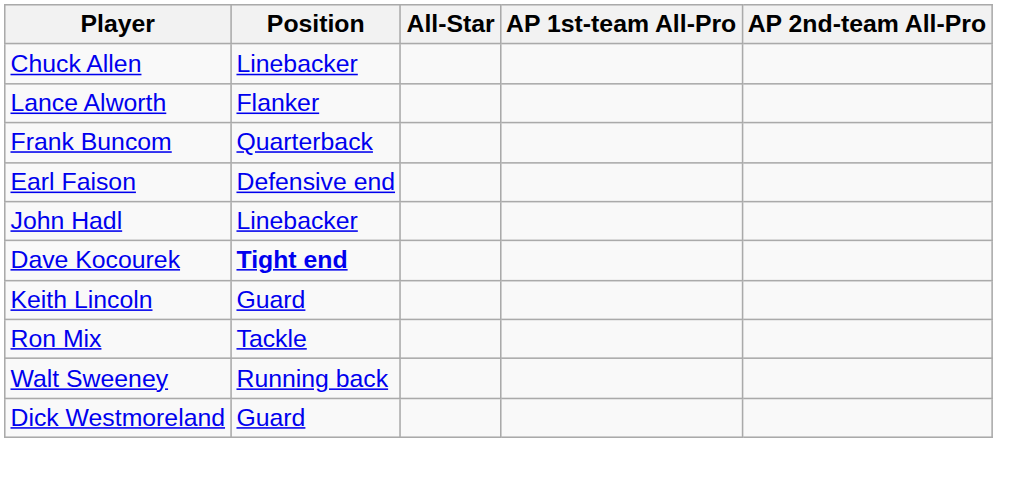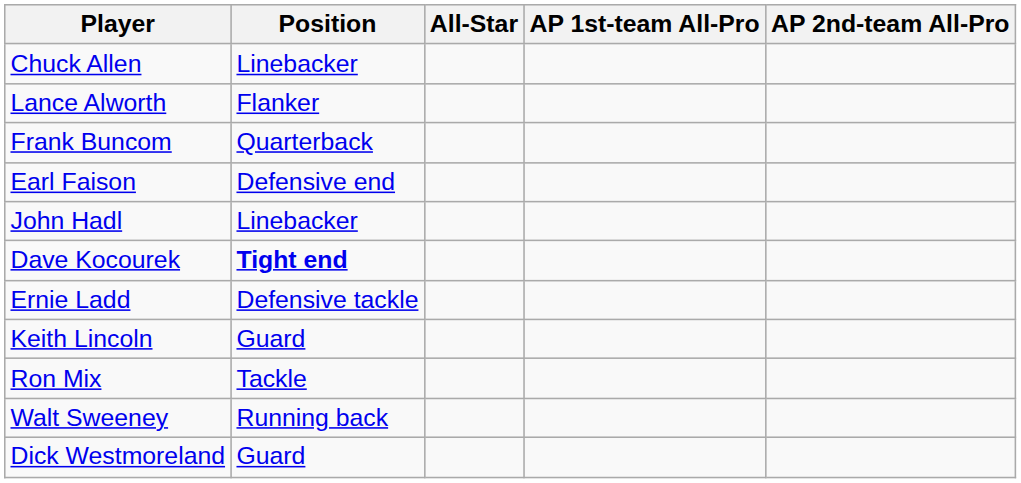+ row: (70, 299)
